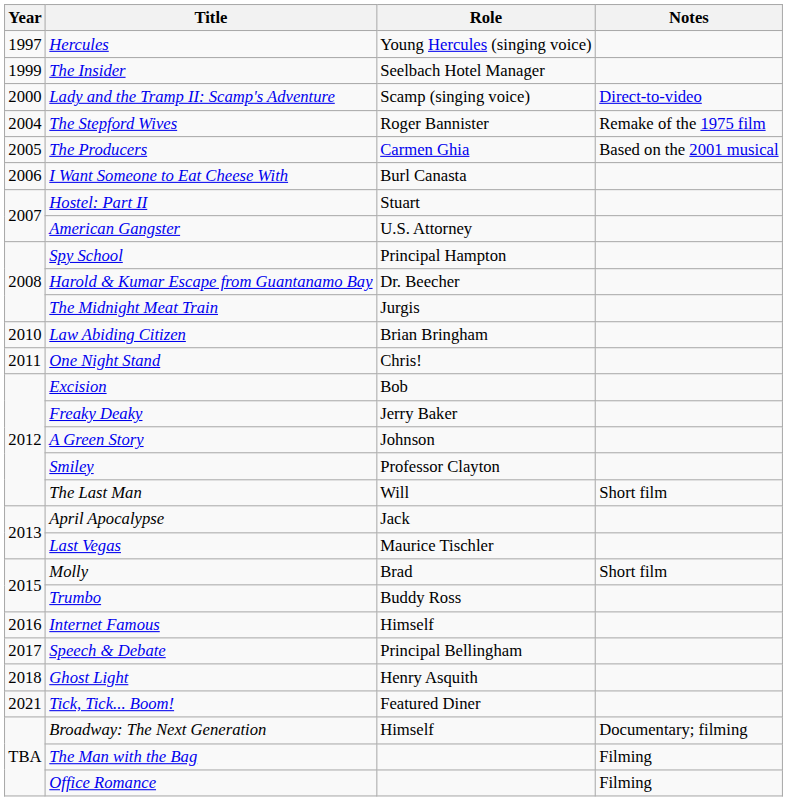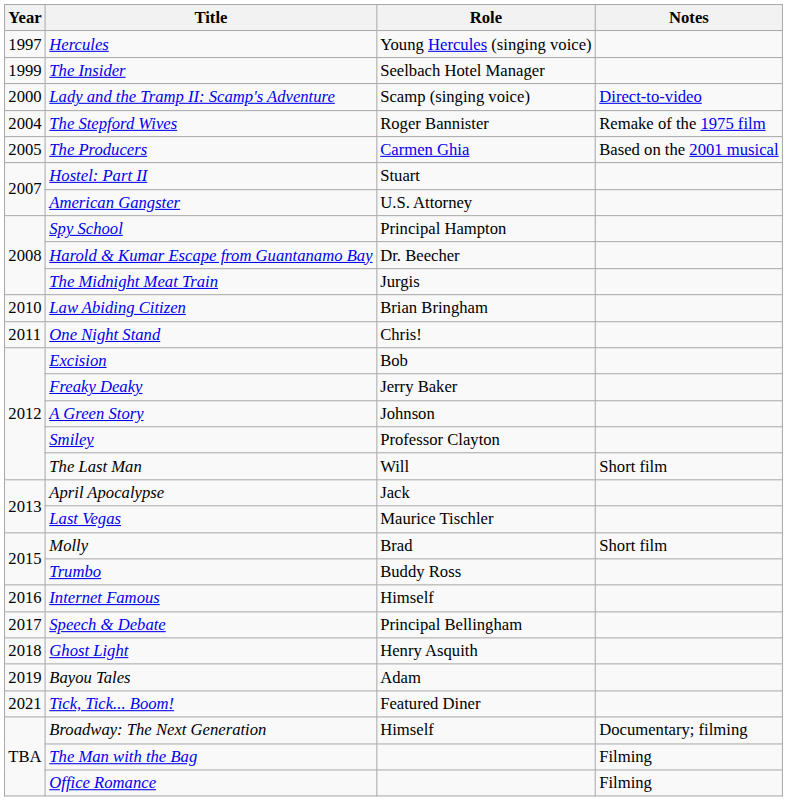- row: (169, 176)
+ row: (90, 677)
